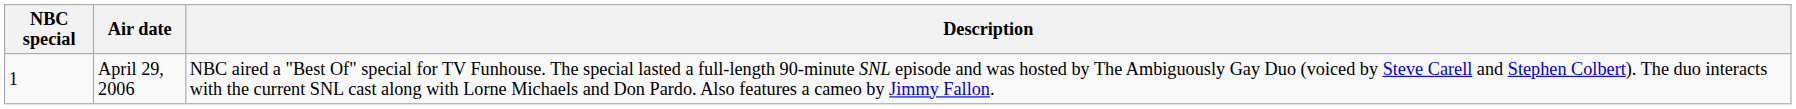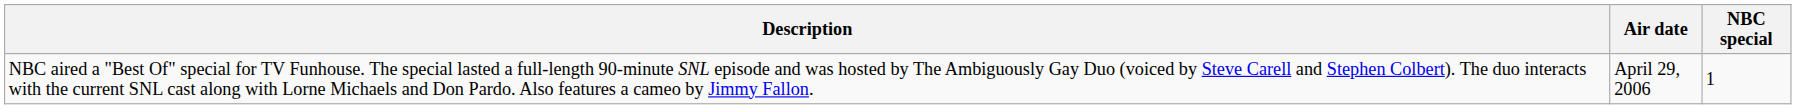columns swapped: (49, 29) <-> (988, 29)
